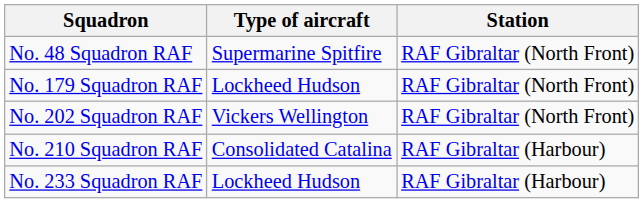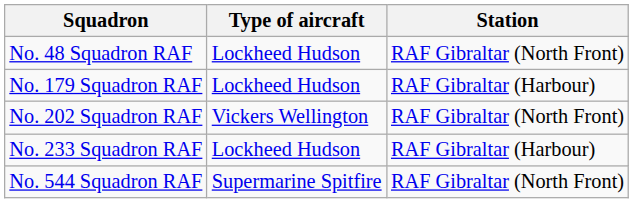(297, 52) Supermarine Spitfire -> (286, 52) Lockheed Hudson
(518, 85) RAF Gibraltar (North Front) -> (493, 85) RAF Gibraltar (Harbour)
- row: (106, 149)
+ row: (106, 181)
